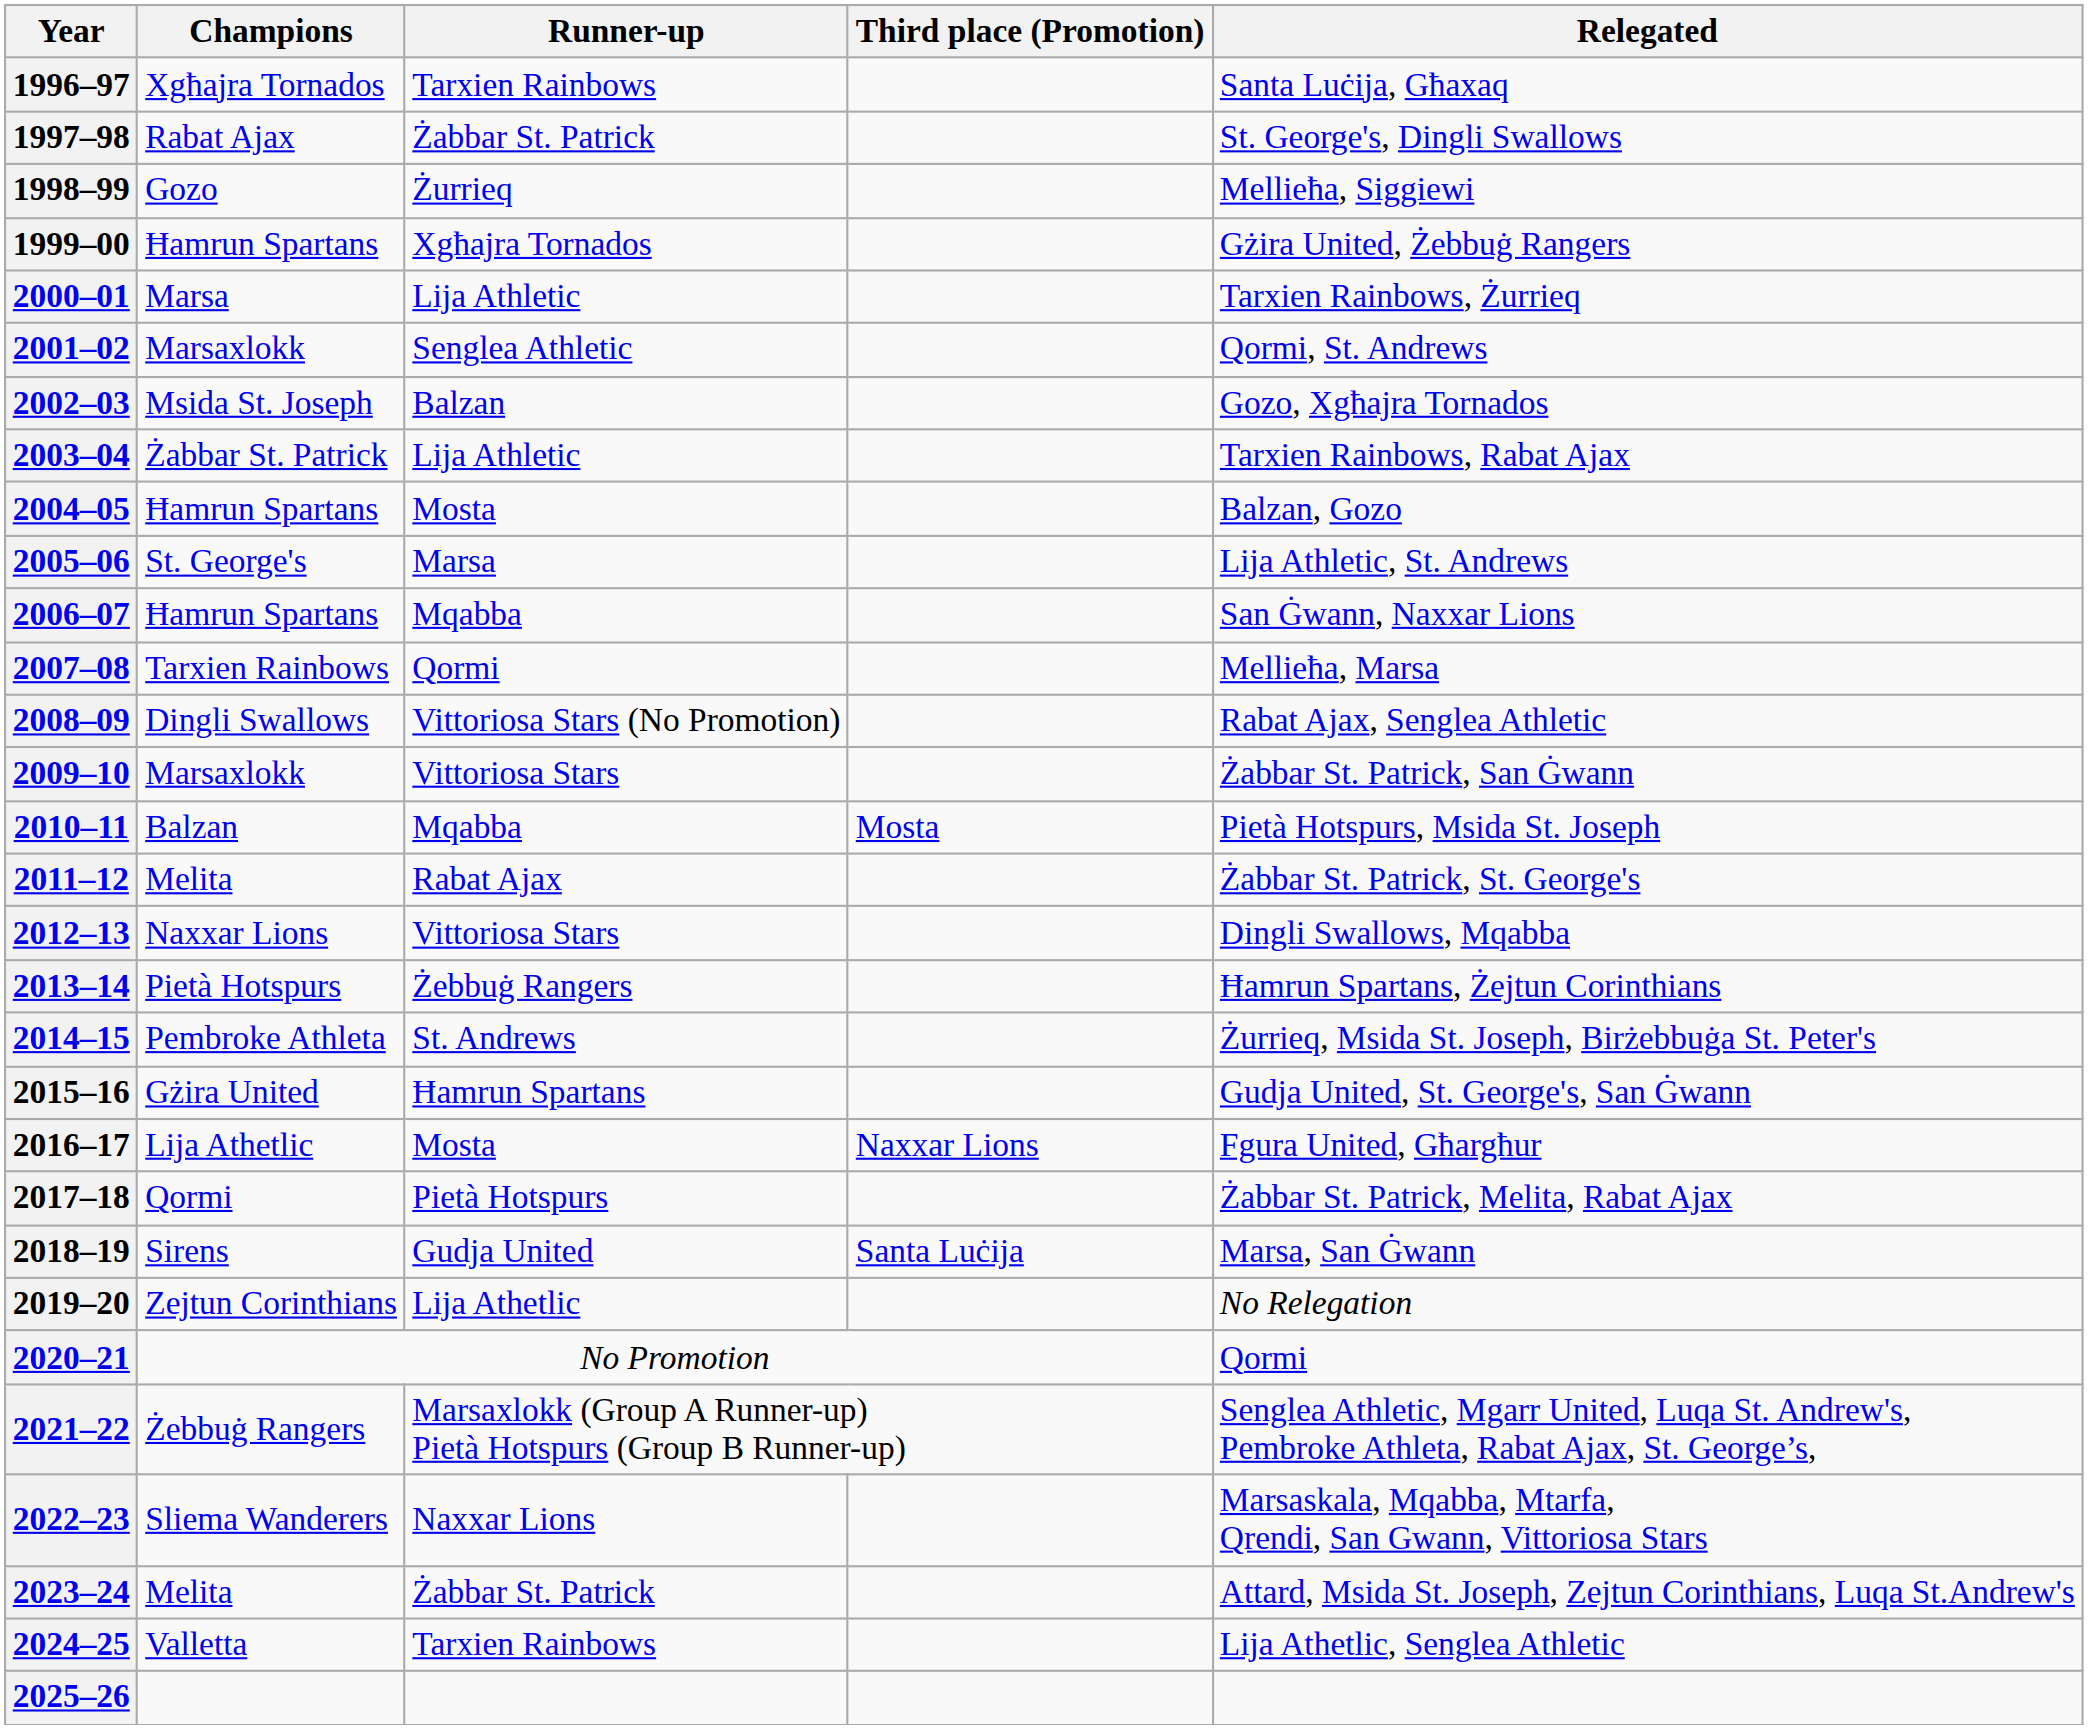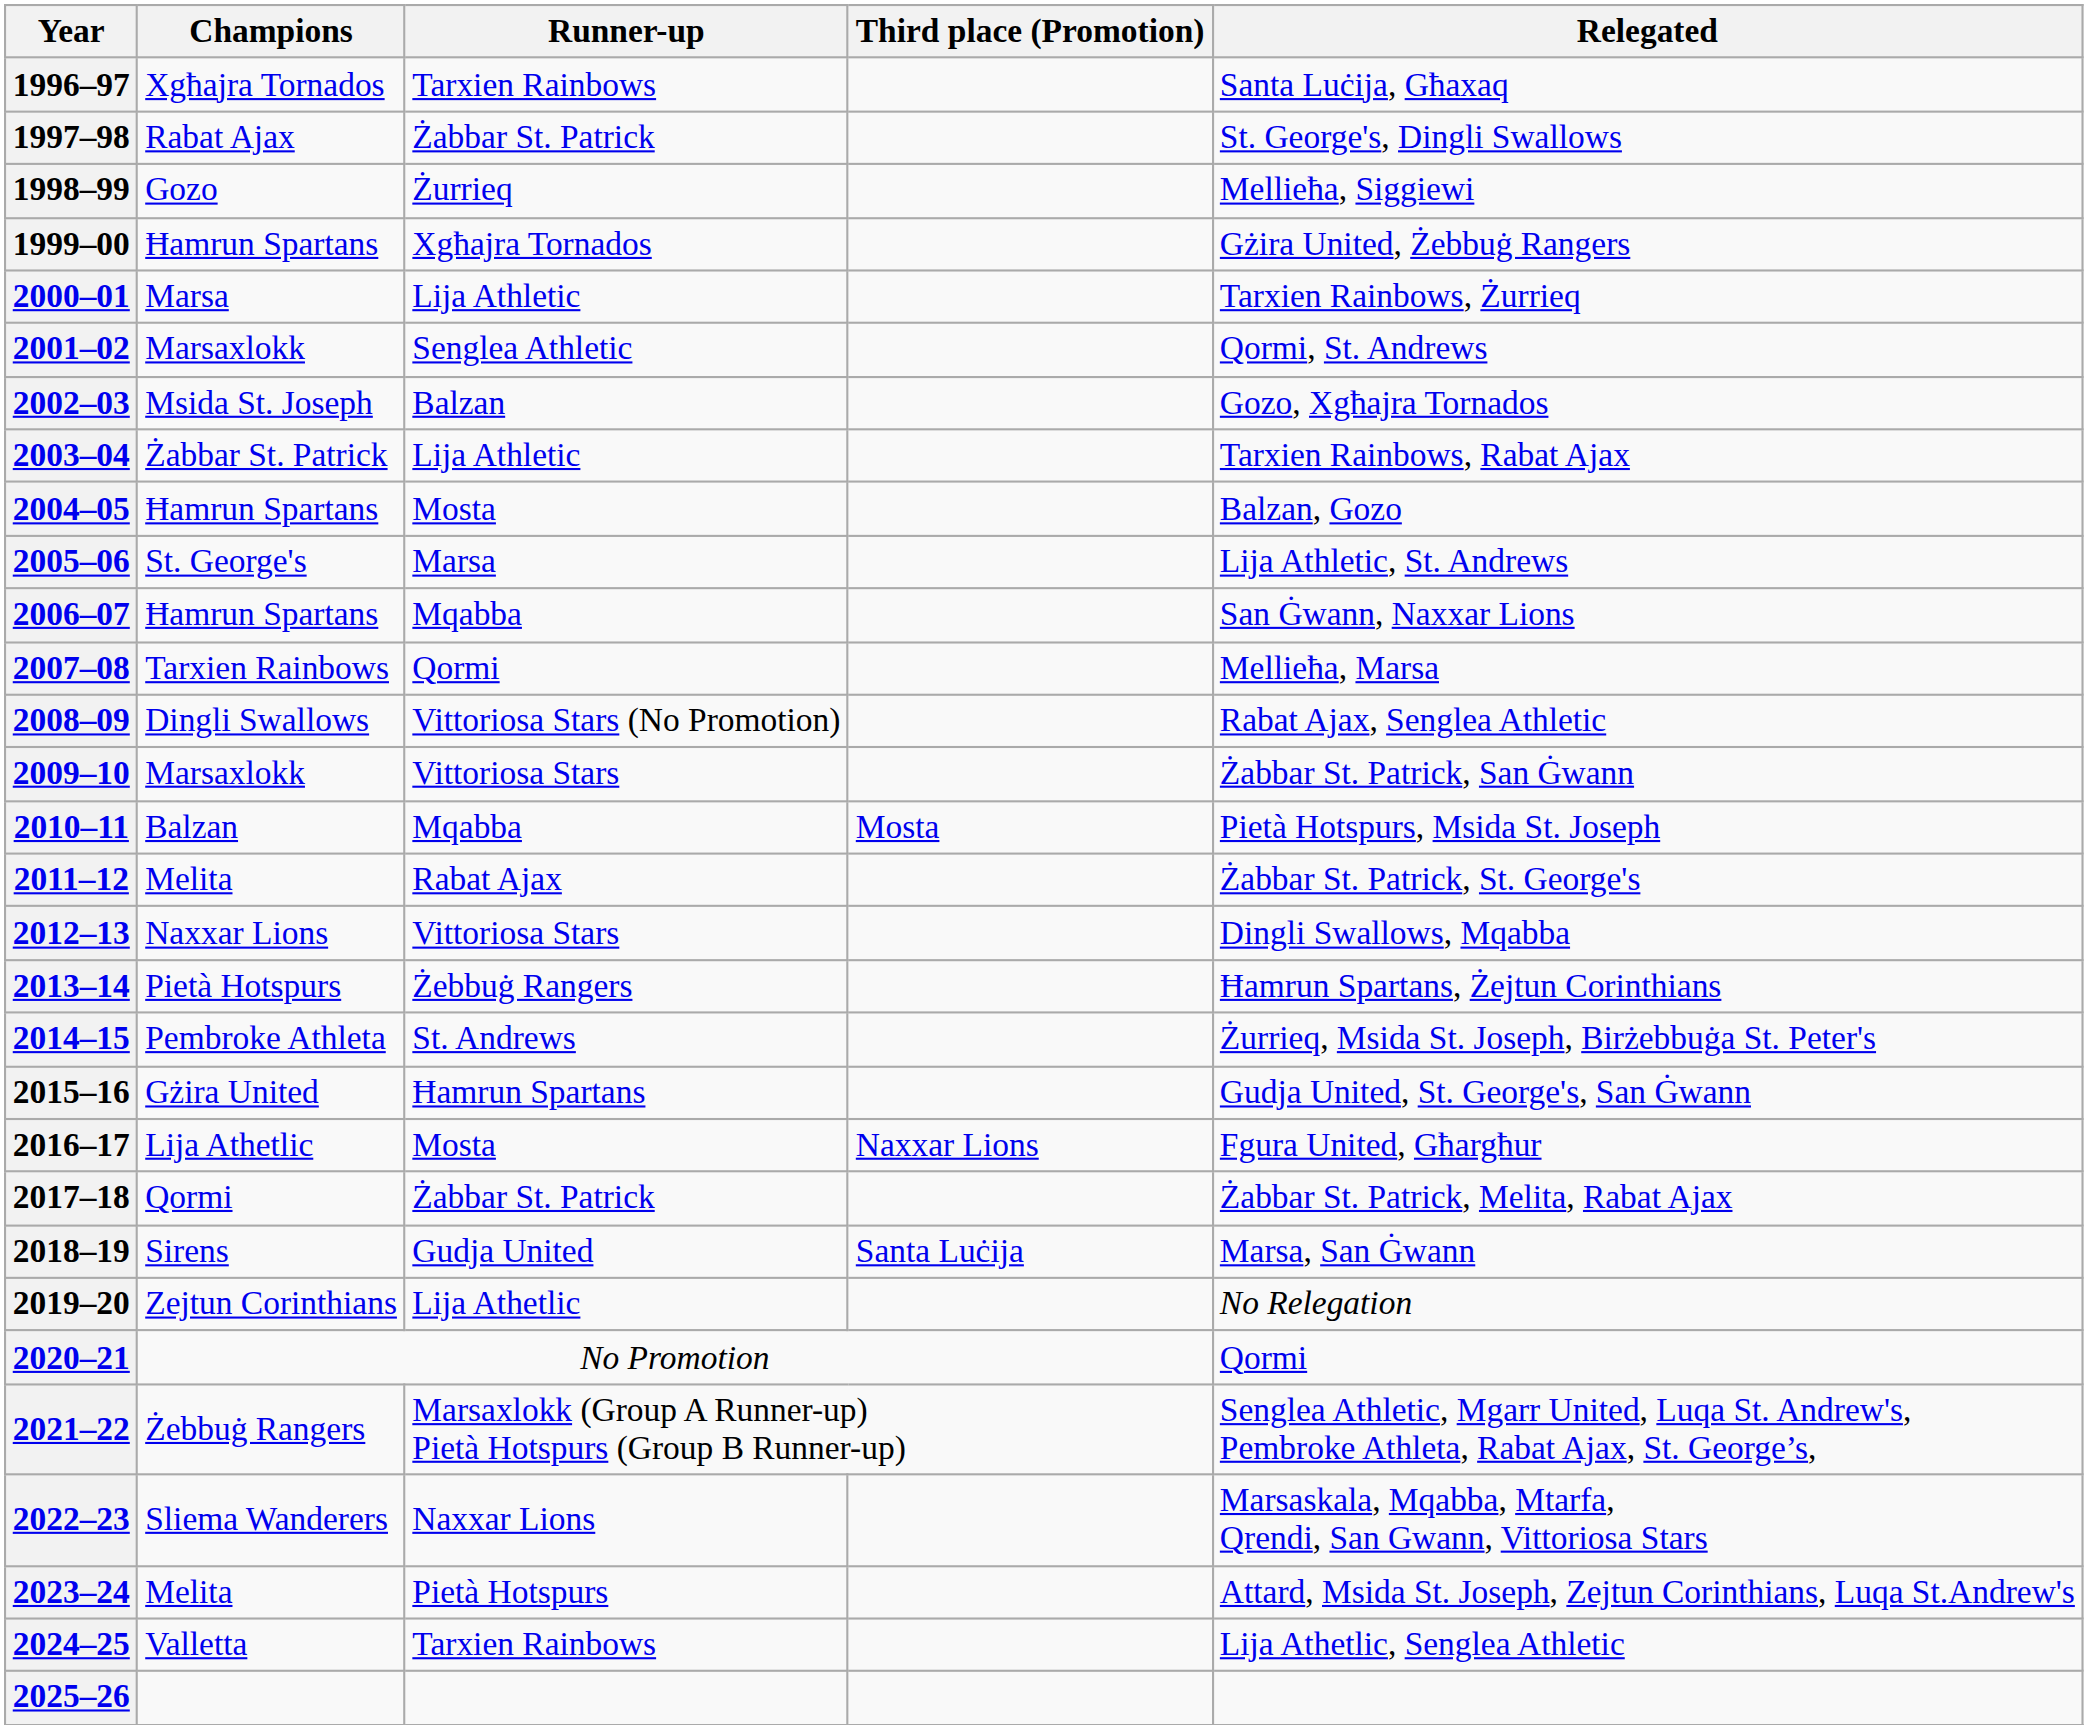(510, 1197) Pietà Hotspurs -> (534, 1197) Żabbar St. Patrick
(534, 1591) Żabbar St. Patrick -> (510, 1591) Pietà Hotspurs
